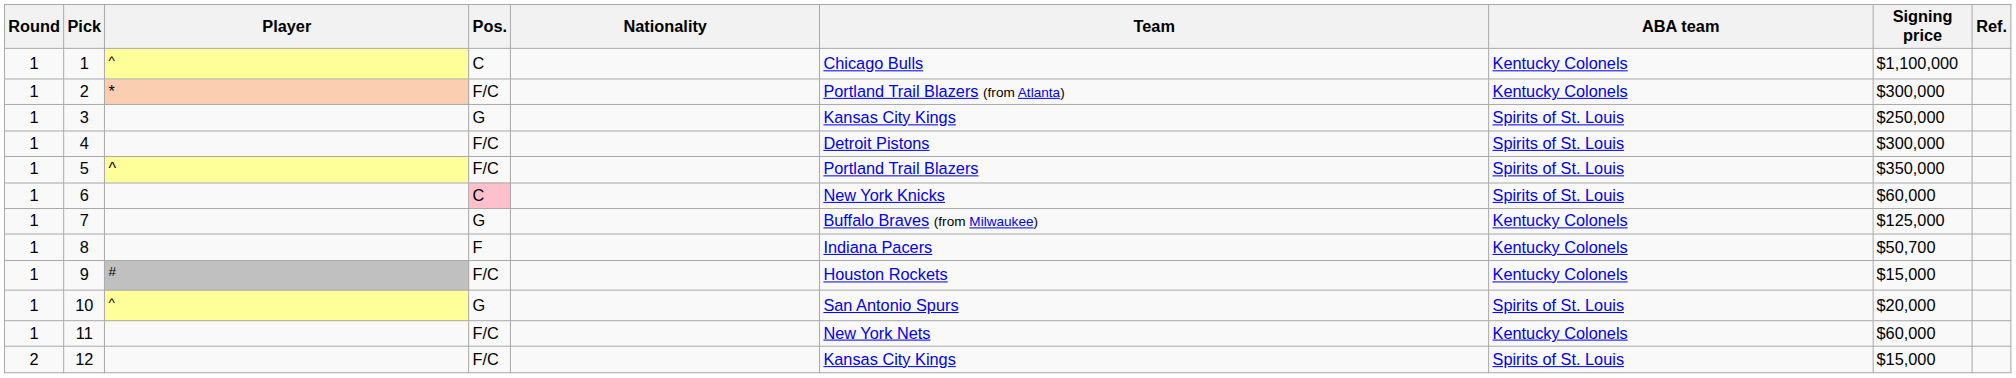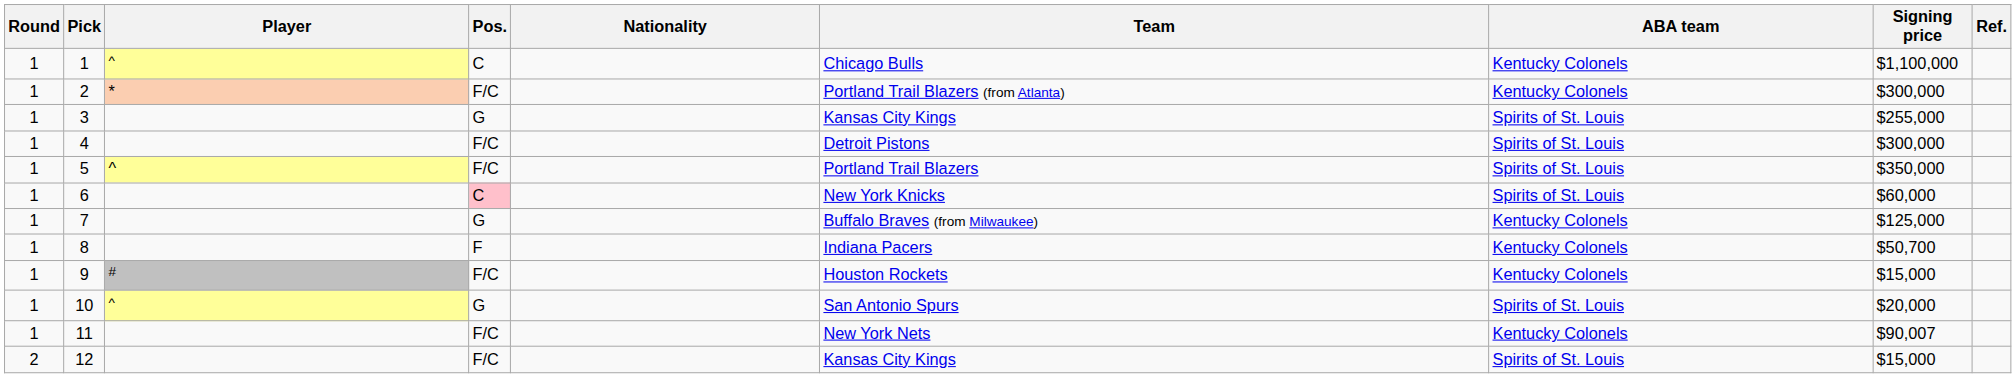(1911, 117) $250,000 -> (1911, 117) $255,000
(1906, 333) $60,000 -> (1906, 333) $90,007
